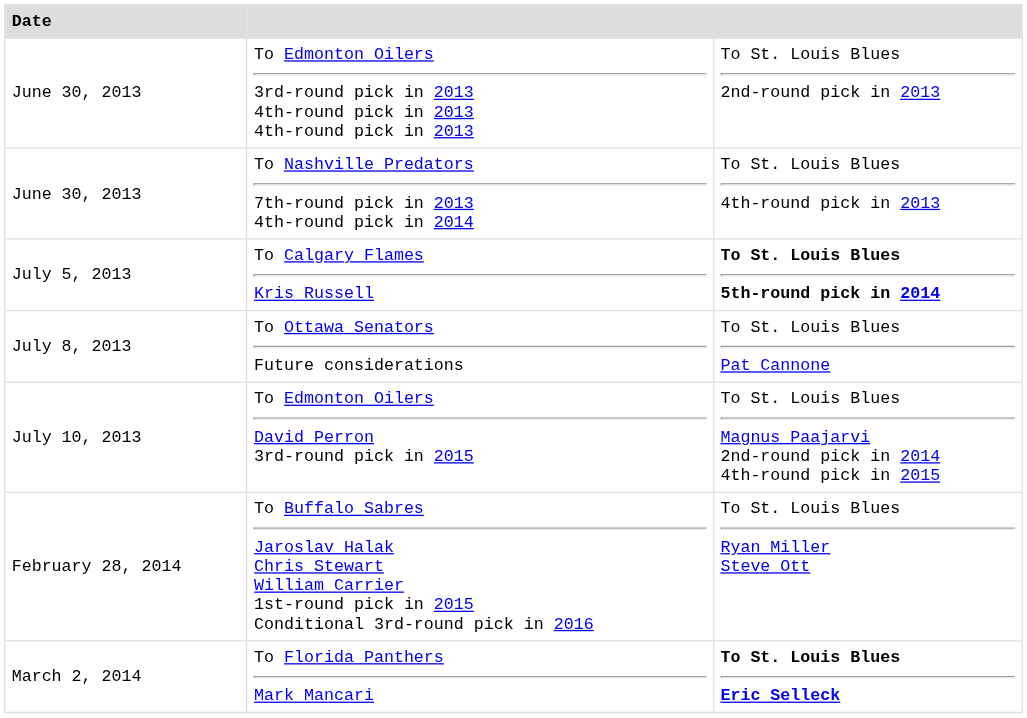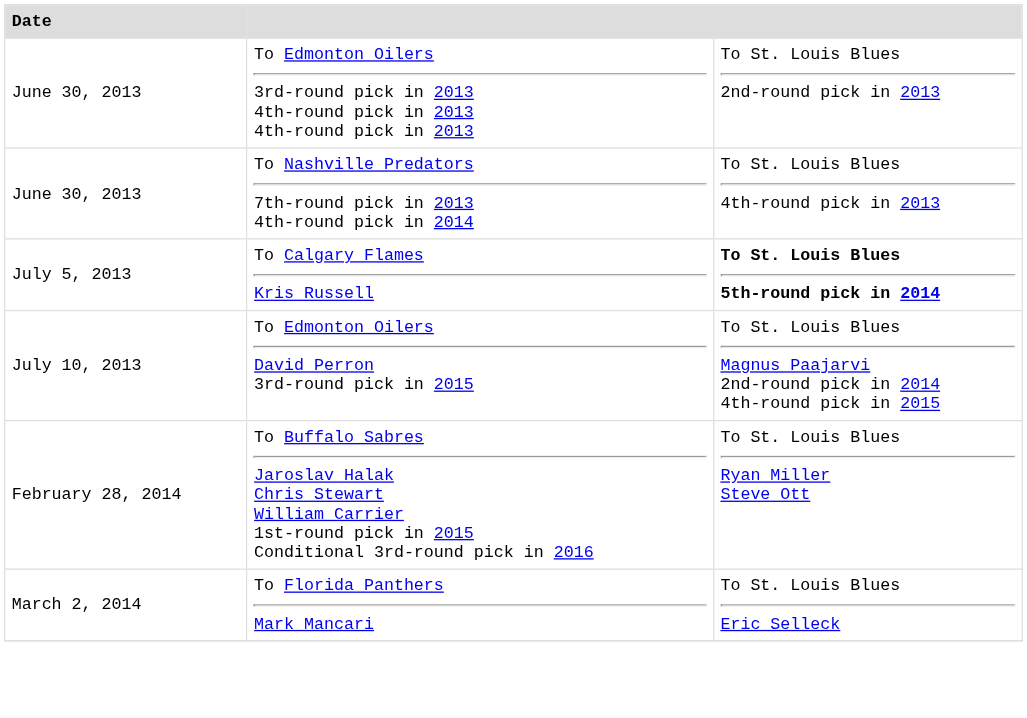- row: (480, 346)
(868, 677) bold -> (868, 605) normal
